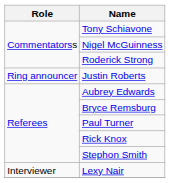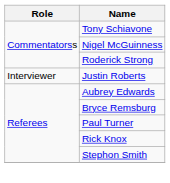(42, 76) Ring announcer -> (31, 76) Interviewer
- row: (103, 170)
